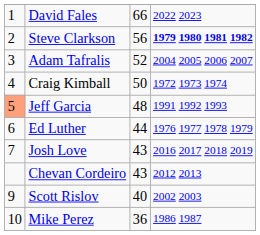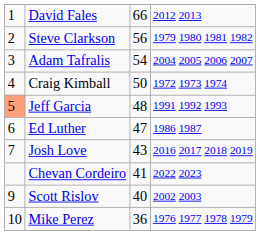(177, 15) 2022 2023 -> (177, 15) 2012 2013
(203, 38) bold -> (203, 38) normal
(140, 60) 52 -> (140, 60) 54
(140, 128) 44 -> (140, 128) 47
(203, 128) 1976 1977 1978 1979 -> (177, 128) 1986 1987
(140, 173) 43 -> (140, 173) 41
(177, 173) 2012 2013 -> (177, 173) 2022 2023
(177, 219) 1986 1987 -> (203, 219) 1976 1977 1978 1979
